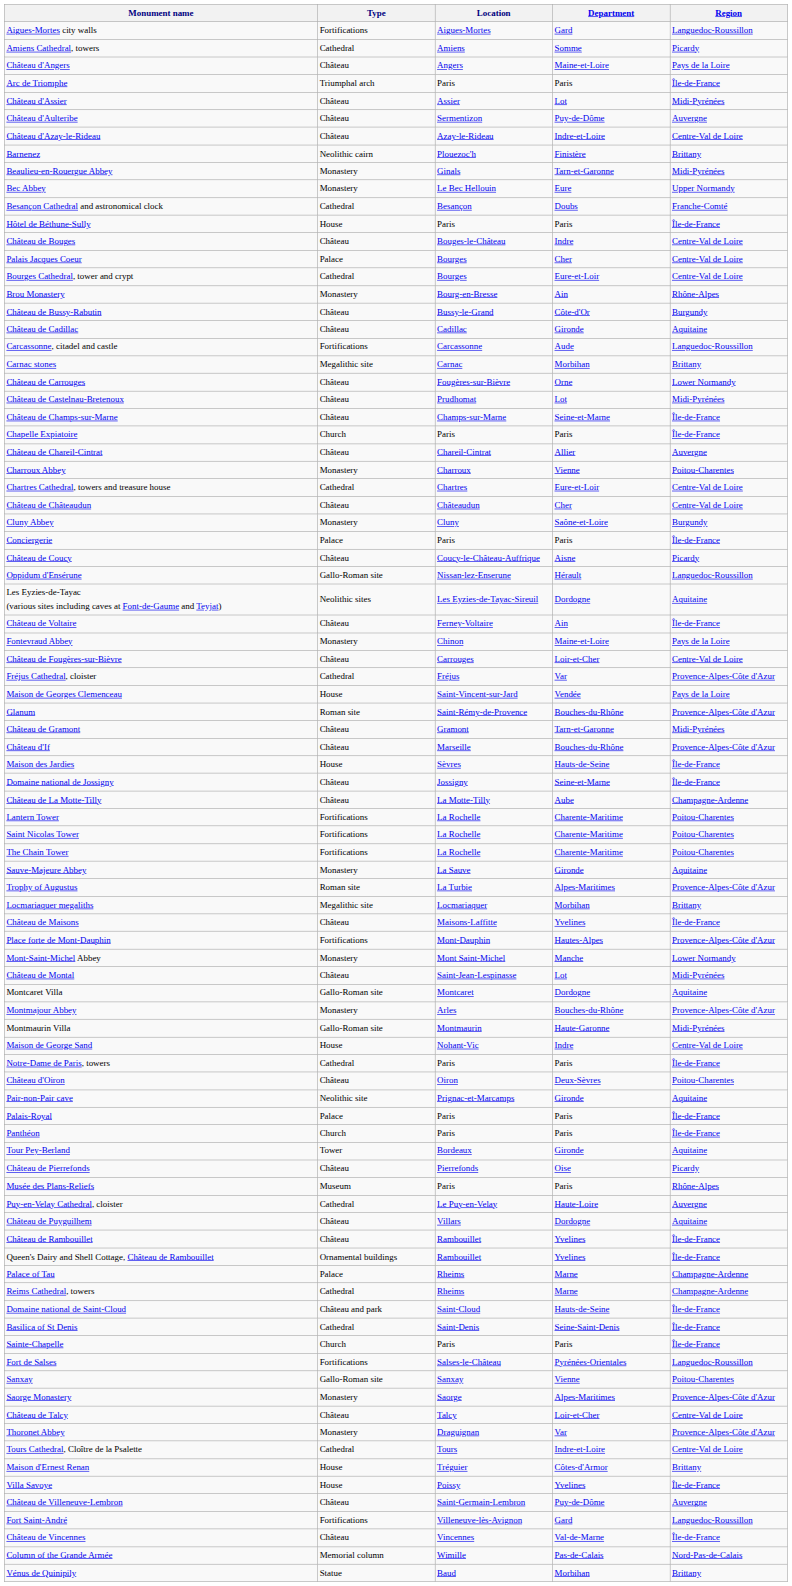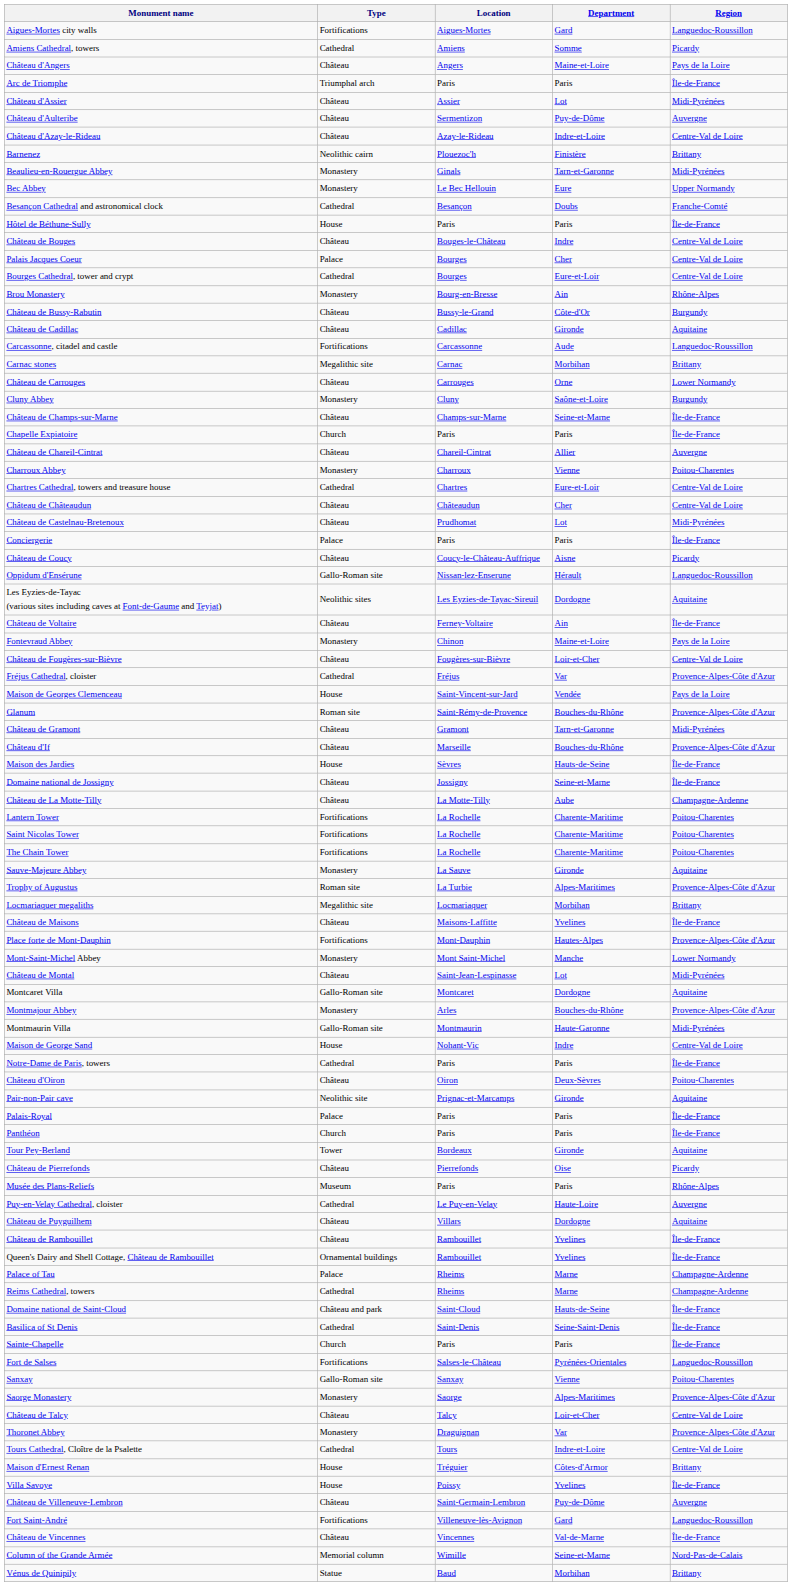(474, 382) Fougères-sur-Bièvre -> (455, 382) Carrouges
rows swapped: (65, 400) <-> (30, 523)
(455, 659) Carrouges -> (474, 659) Fougères-sur-Bièvre
(579, 1555) Pas-de-Calais -> (582, 1555) Seine-et-Marne
